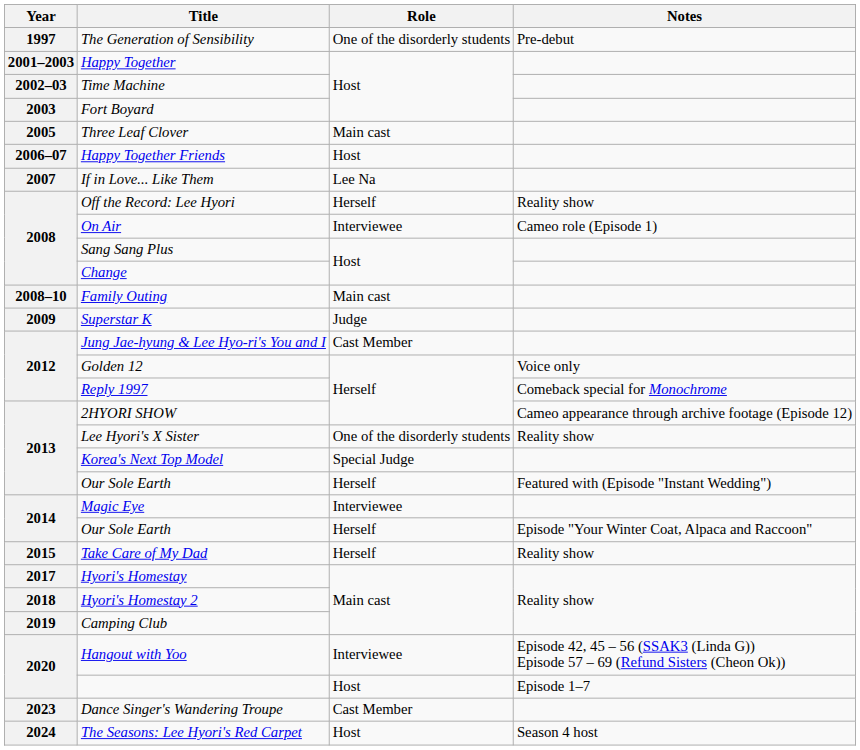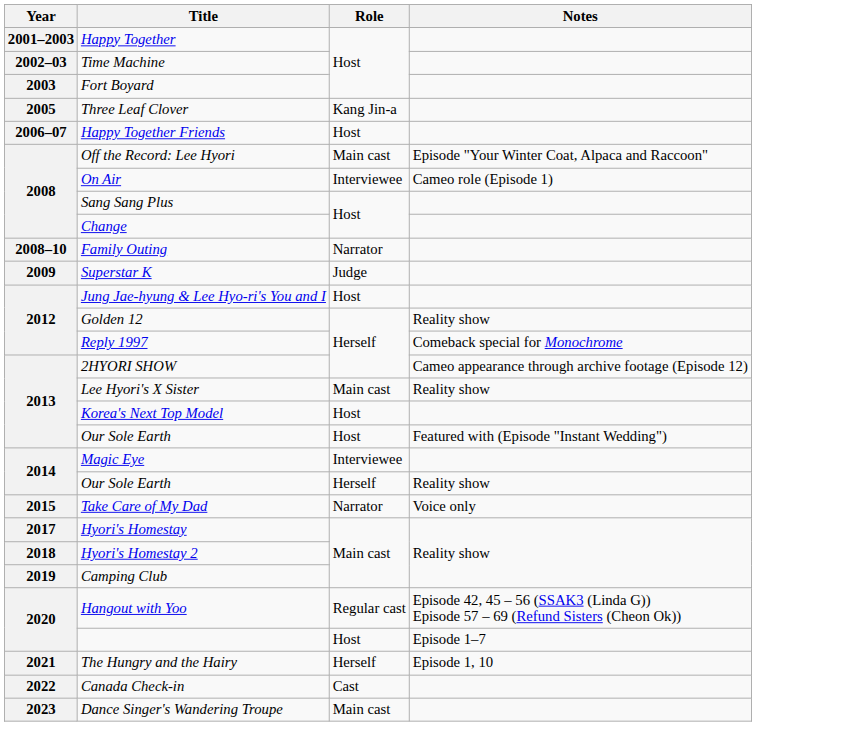- row: (41, 39)
(362, 132) Main cast -> (365, 109) Kang Jin-a
- row: (41, 179)
(354, 202) Herself -> (362, 156) Main cast
(556, 202) Reality show -> (560, 156) Episode "Your Winter Coat, Alpaca and Raccoon"
(362, 296) Main cast -> (358, 249) Narrator
(373, 343) Cast Member -> (347, 296) Host
(548, 366) Voice only -> (451, 319) Reality show
(421, 436) One of the disorderly students -> (362, 389) Main cast
(373, 459) Special Judge -> (347, 413) Host
(354, 483) Herself -> (347, 436) Host
(665, 529) Episode "Your Winter Coat, Alpaca and Raccoon" -> (451, 483) Reality show
(354, 553) Herself -> (358, 506) Narrator
(556, 553) Reality show -> (444, 506) Voice only
(367, 654) Interviewee -> (369, 608) Regular cast
+ row: (41, 663)
+ row: (41, 686)
(373, 709) Cast Member -> (362, 709) Main cast
- row: (41, 733)
